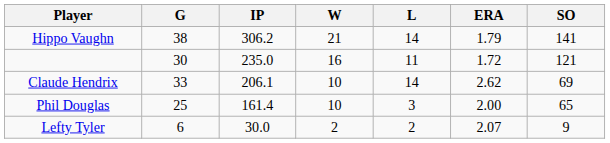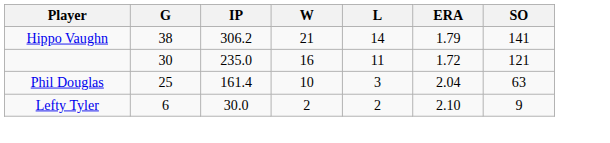- row: (73, 82)
(489, 104) 2.00 -> (448, 82) 2.04
(566, 104) 65 -> (519, 82) 63
(489, 127) 2.07 -> (448, 104) 2.10
